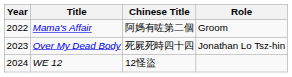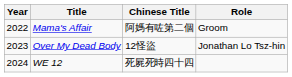(159, 45) 死屍死時四十四 -> (140, 45) 12怪盜
(140, 62) 12怪盜 -> (159, 62) 死屍死時四十四
